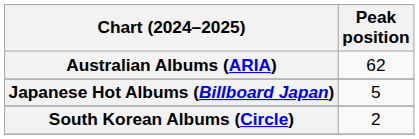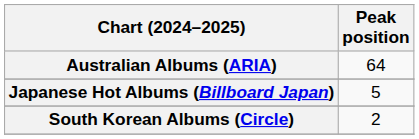(376, 65) 62 -> (376, 65) 64
